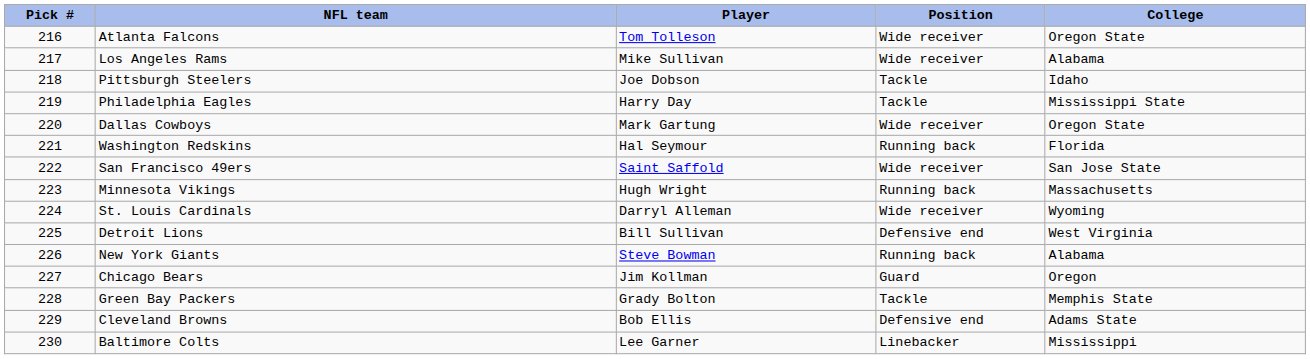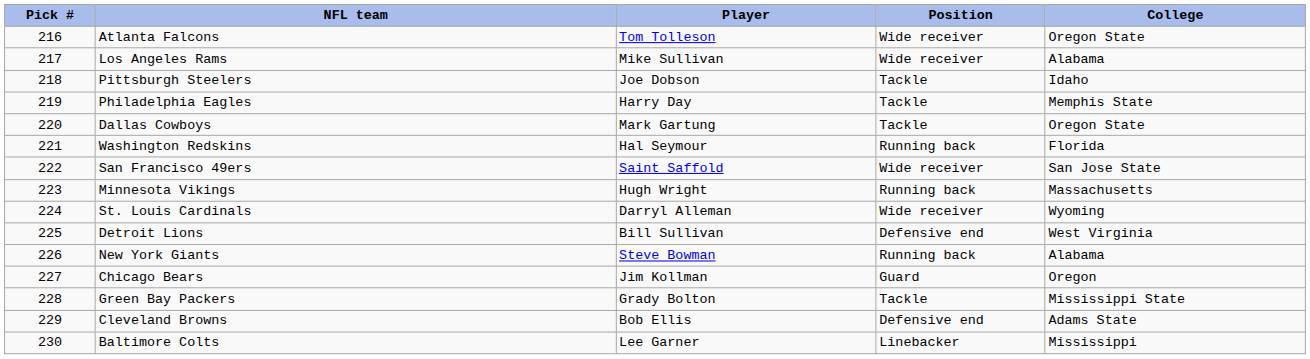(1117, 103) Mississippi State -> (1101, 103) Memphis State
(932, 125) Wide receiver -> (903, 125) Tackle
(1101, 299) Memphis State -> (1117, 299) Mississippi State
